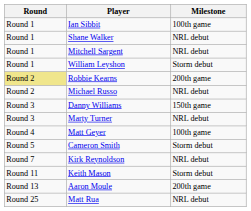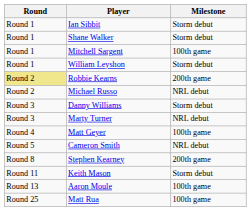(192, 24) 100th game -> (193, 24) Storm debut
(191, 38) NRL debut -> (193, 38) Storm debut
(191, 51) NRL debut -> (192, 51) 100th game
(192, 105) 150th game -> (193, 105) Storm debut
(193, 146) Storm debut -> (191, 146) NRL debut
- row: (96, 159)
+ row: (96, 159)
(192, 186) 200th game -> (192, 186) 100th game
(191, 200) NRL debut -> (192, 200) 100th game
